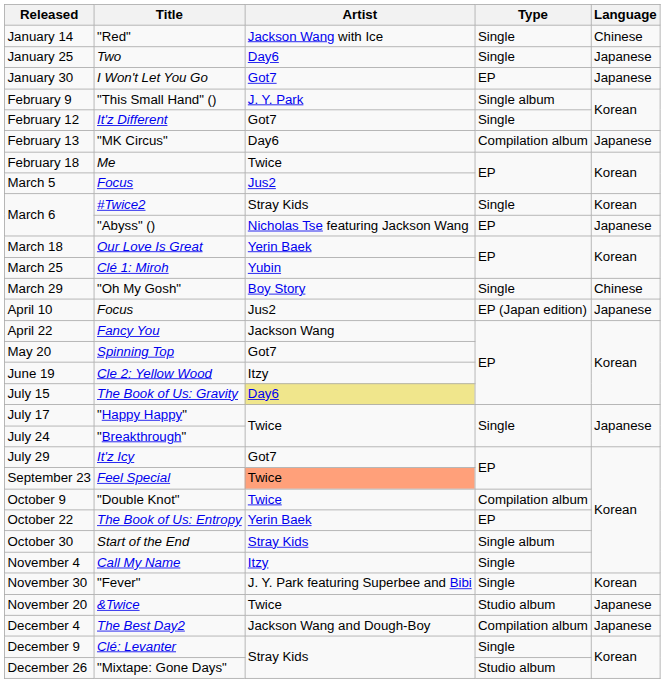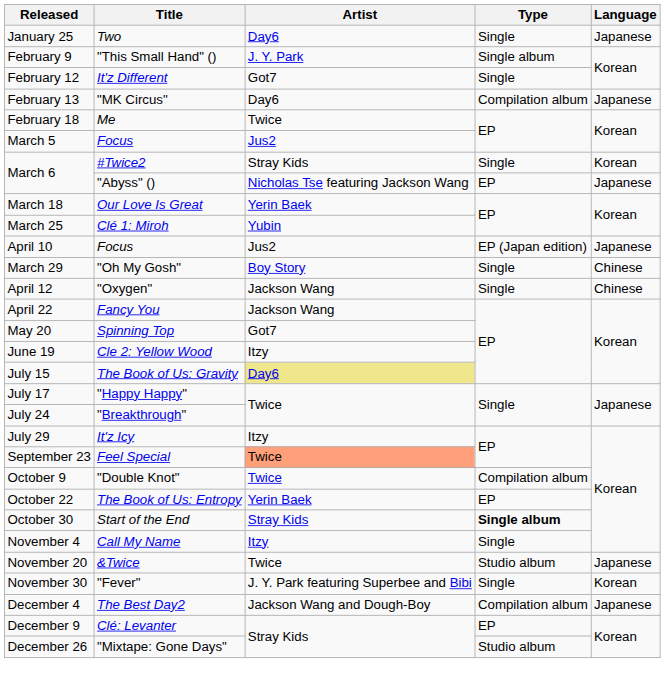- row: (40, 36)
- row: (40, 78)
rows swapped: (35, 288) <-> (30, 309)
+ row: (30, 288)
(262, 457) Got7 -> (258, 436) Itzy
(516, 541) normal -> (519, 520) bold
rows swapped: (47, 604) <-> (47, 583)
(496, 646) Single -> (487, 625) EP
